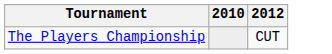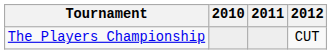+ column: (268, 16)
